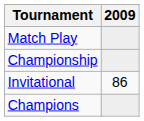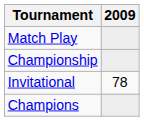(120, 82) 86 -> (120, 82) 78
